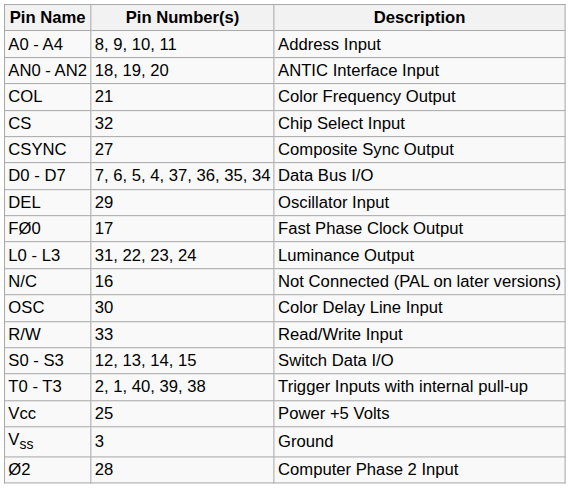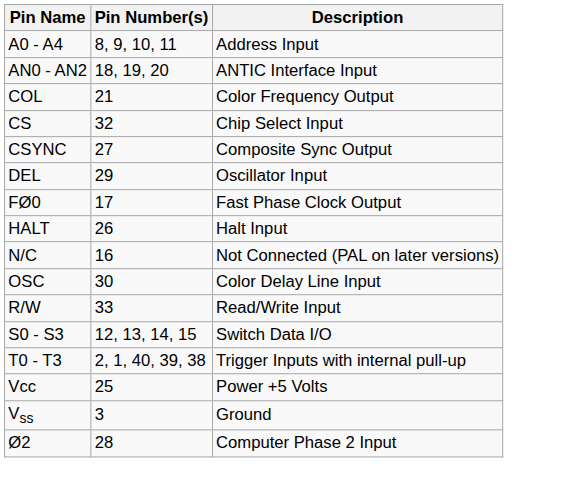- row: (37, 176)
+ row: (29, 228)
- row: (34, 255)
